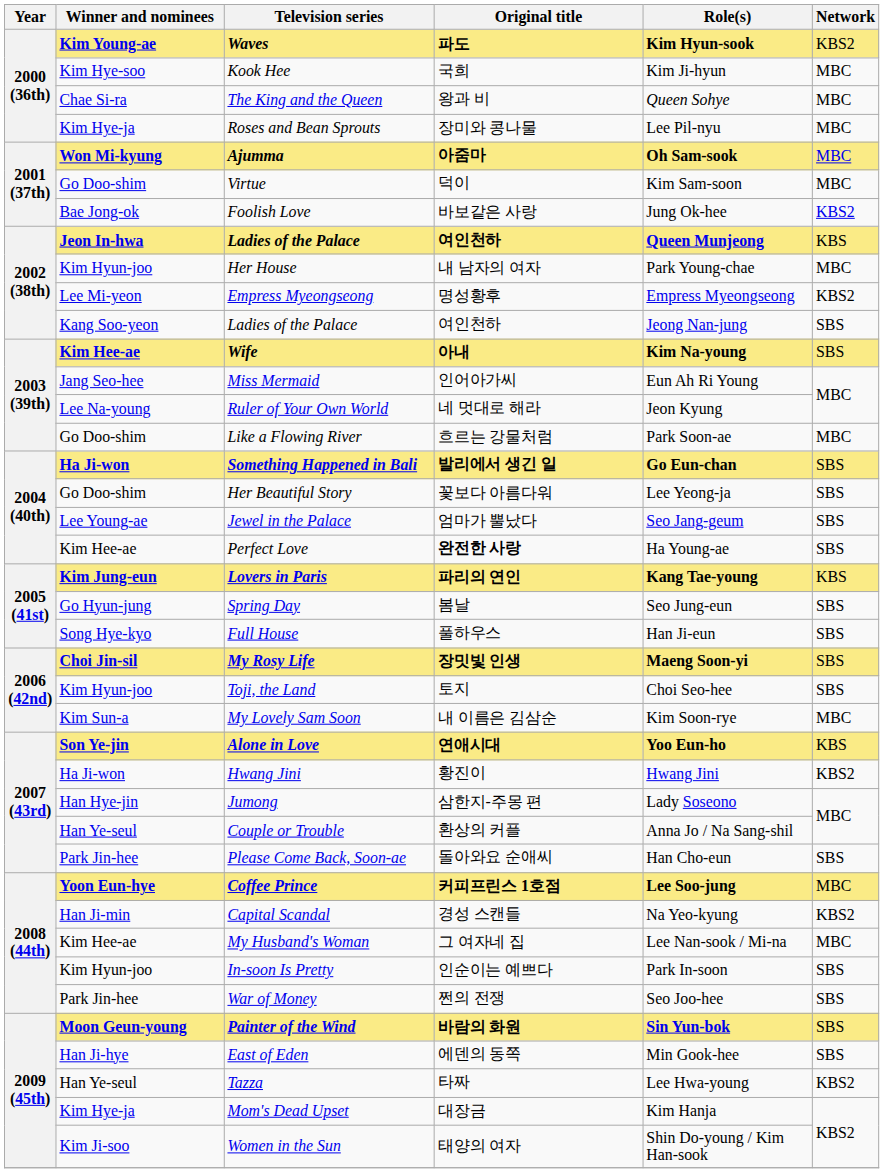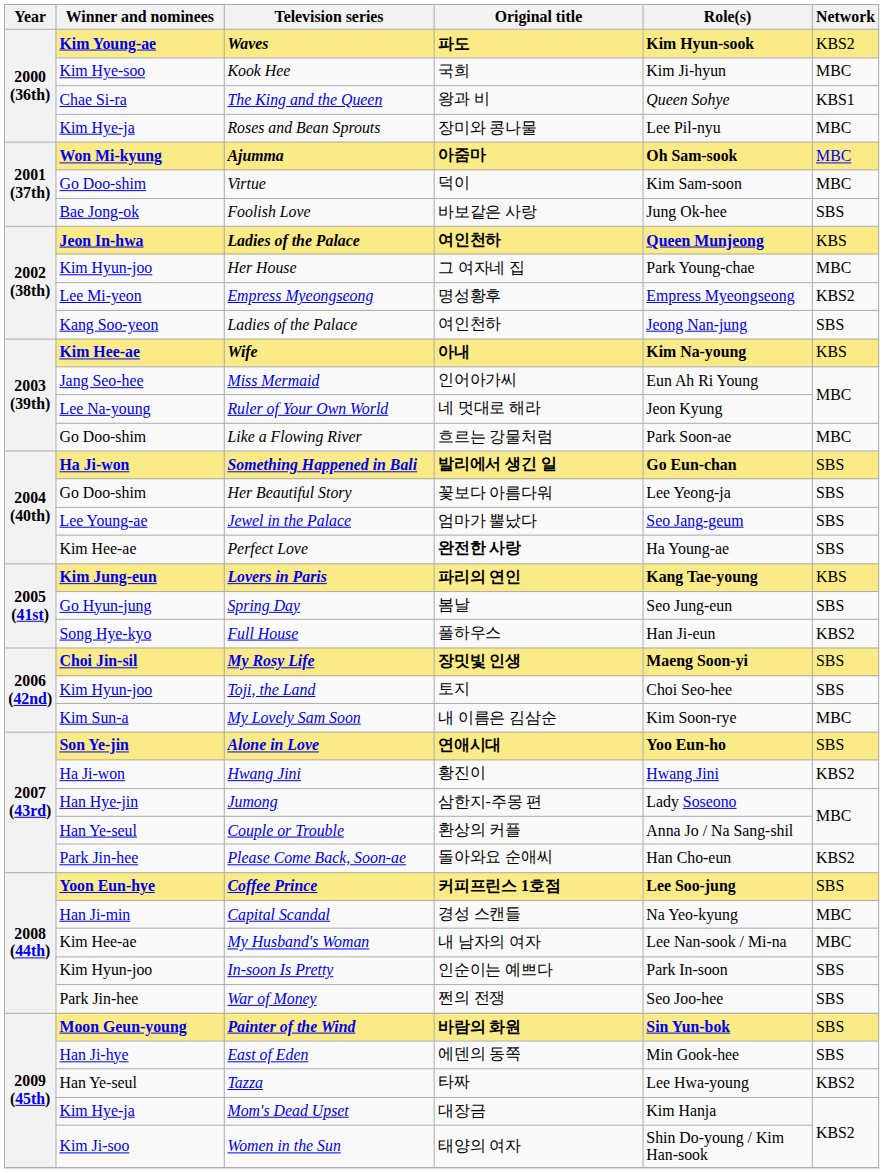(834, 99) MBC -> (835, 99) KBS1
(835, 212) KBS2 -> (830, 212) SBS
(489, 267) 내 남자의 여자 -> (481, 267) 그 여자네 집
(830, 352) SBS -> (831, 352) KBS
(830, 633) SBS -> (835, 633) KBS2
(831, 745) KBS -> (830, 745) SBS
(830, 858) SBS -> (835, 858) KBS2
(834, 886) MBC -> (830, 886) SBS
(835, 914) KBS2 -> (834, 914) MBC
(481, 942) 그 여자네 집 -> (489, 942) 내 남자의 여자
